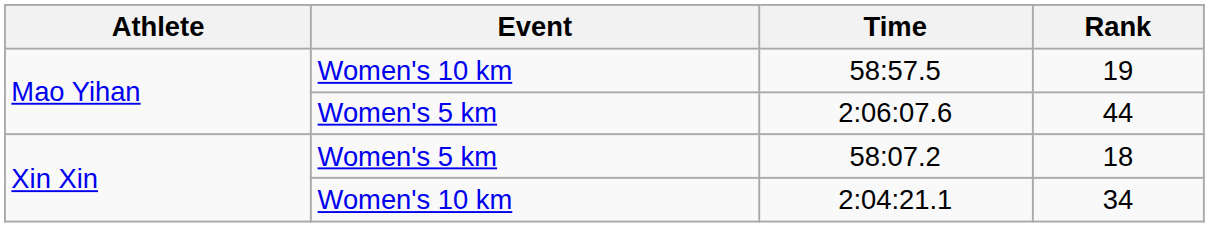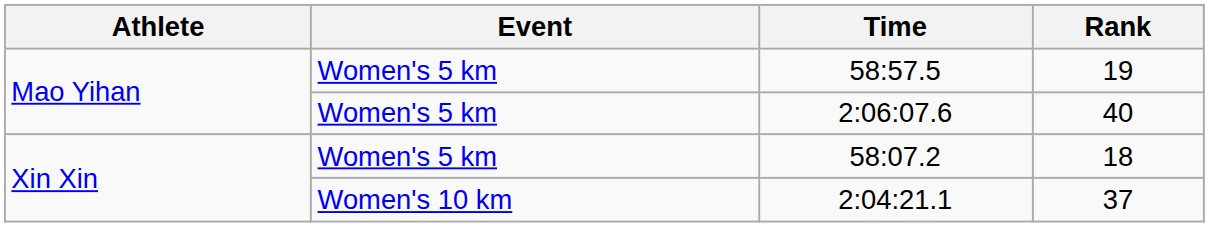(415, 70) Women's 10 km -> (407, 70) Women's 5 km
(1118, 113) 44 -> (1118, 113) 40
(1118, 200) 34 -> (1118, 200) 37
